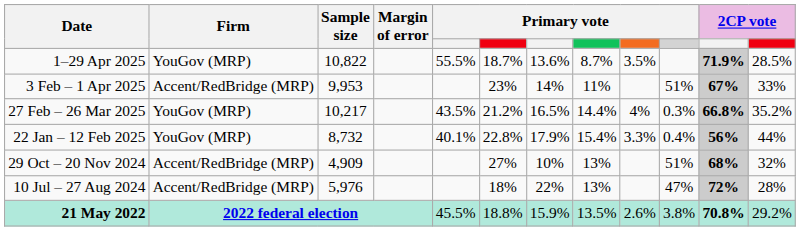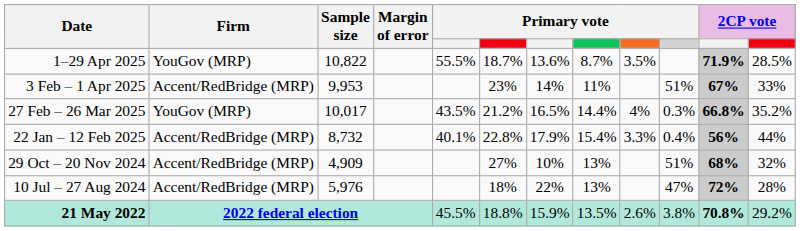(346, 112) 10,217 -> (346, 112) 10,017
(202, 137) YouGov (MRP) -> (233, 137) Accent/RedBridge (MRP)
